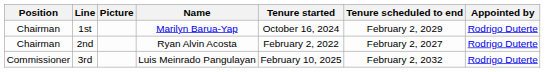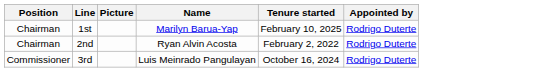- column: (405, 13)
(301, 28) October 16, 2024 -> (301, 28) February 10, 2025
(301, 60) February 10, 2025 -> (301, 60) October 16, 2024
